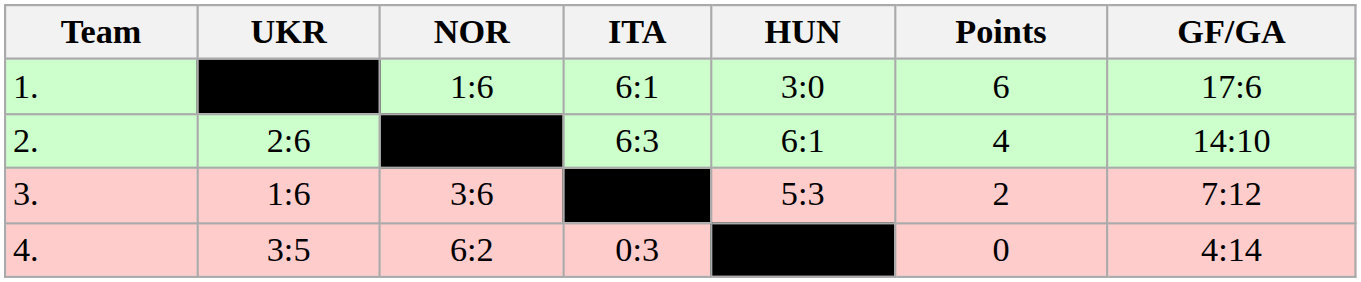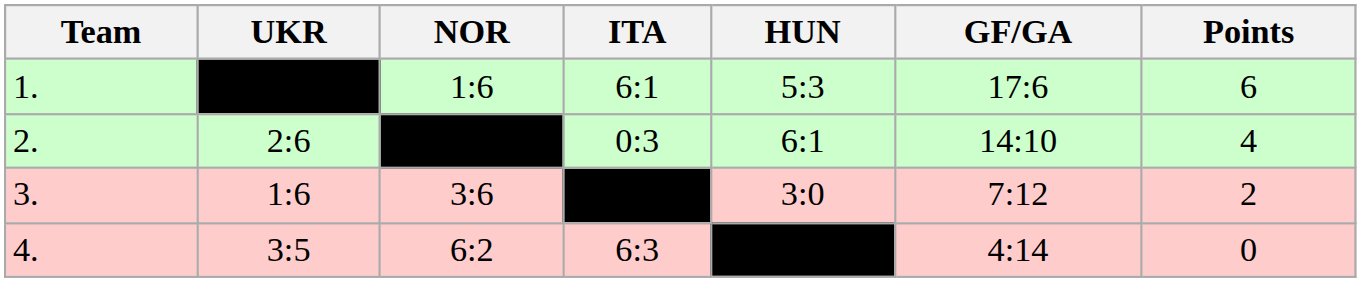columns swapped: (1232, 31) <-> (1001, 31)
(803, 85) 3:0 -> (803, 85) 5:3
(637, 140) 6:3 -> (637, 140) 0:3
(803, 194) 5:3 -> (803, 194) 3:0
(637, 248) 0:3 -> (637, 248) 6:3
